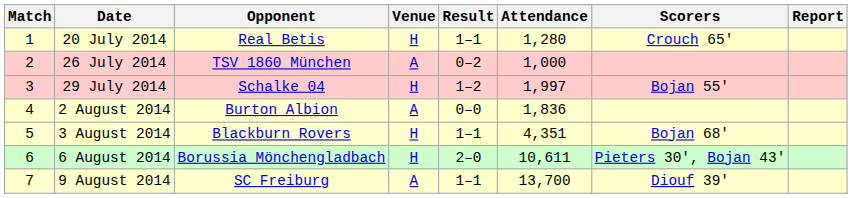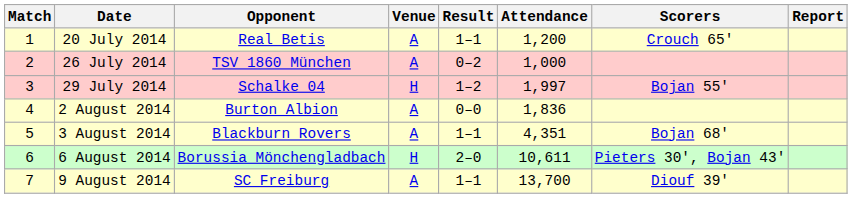(414, 40) H -> (414, 40) A
(545, 40) 1,280 -> (545, 40) 1,200
(414, 134) H -> (414, 134) A
